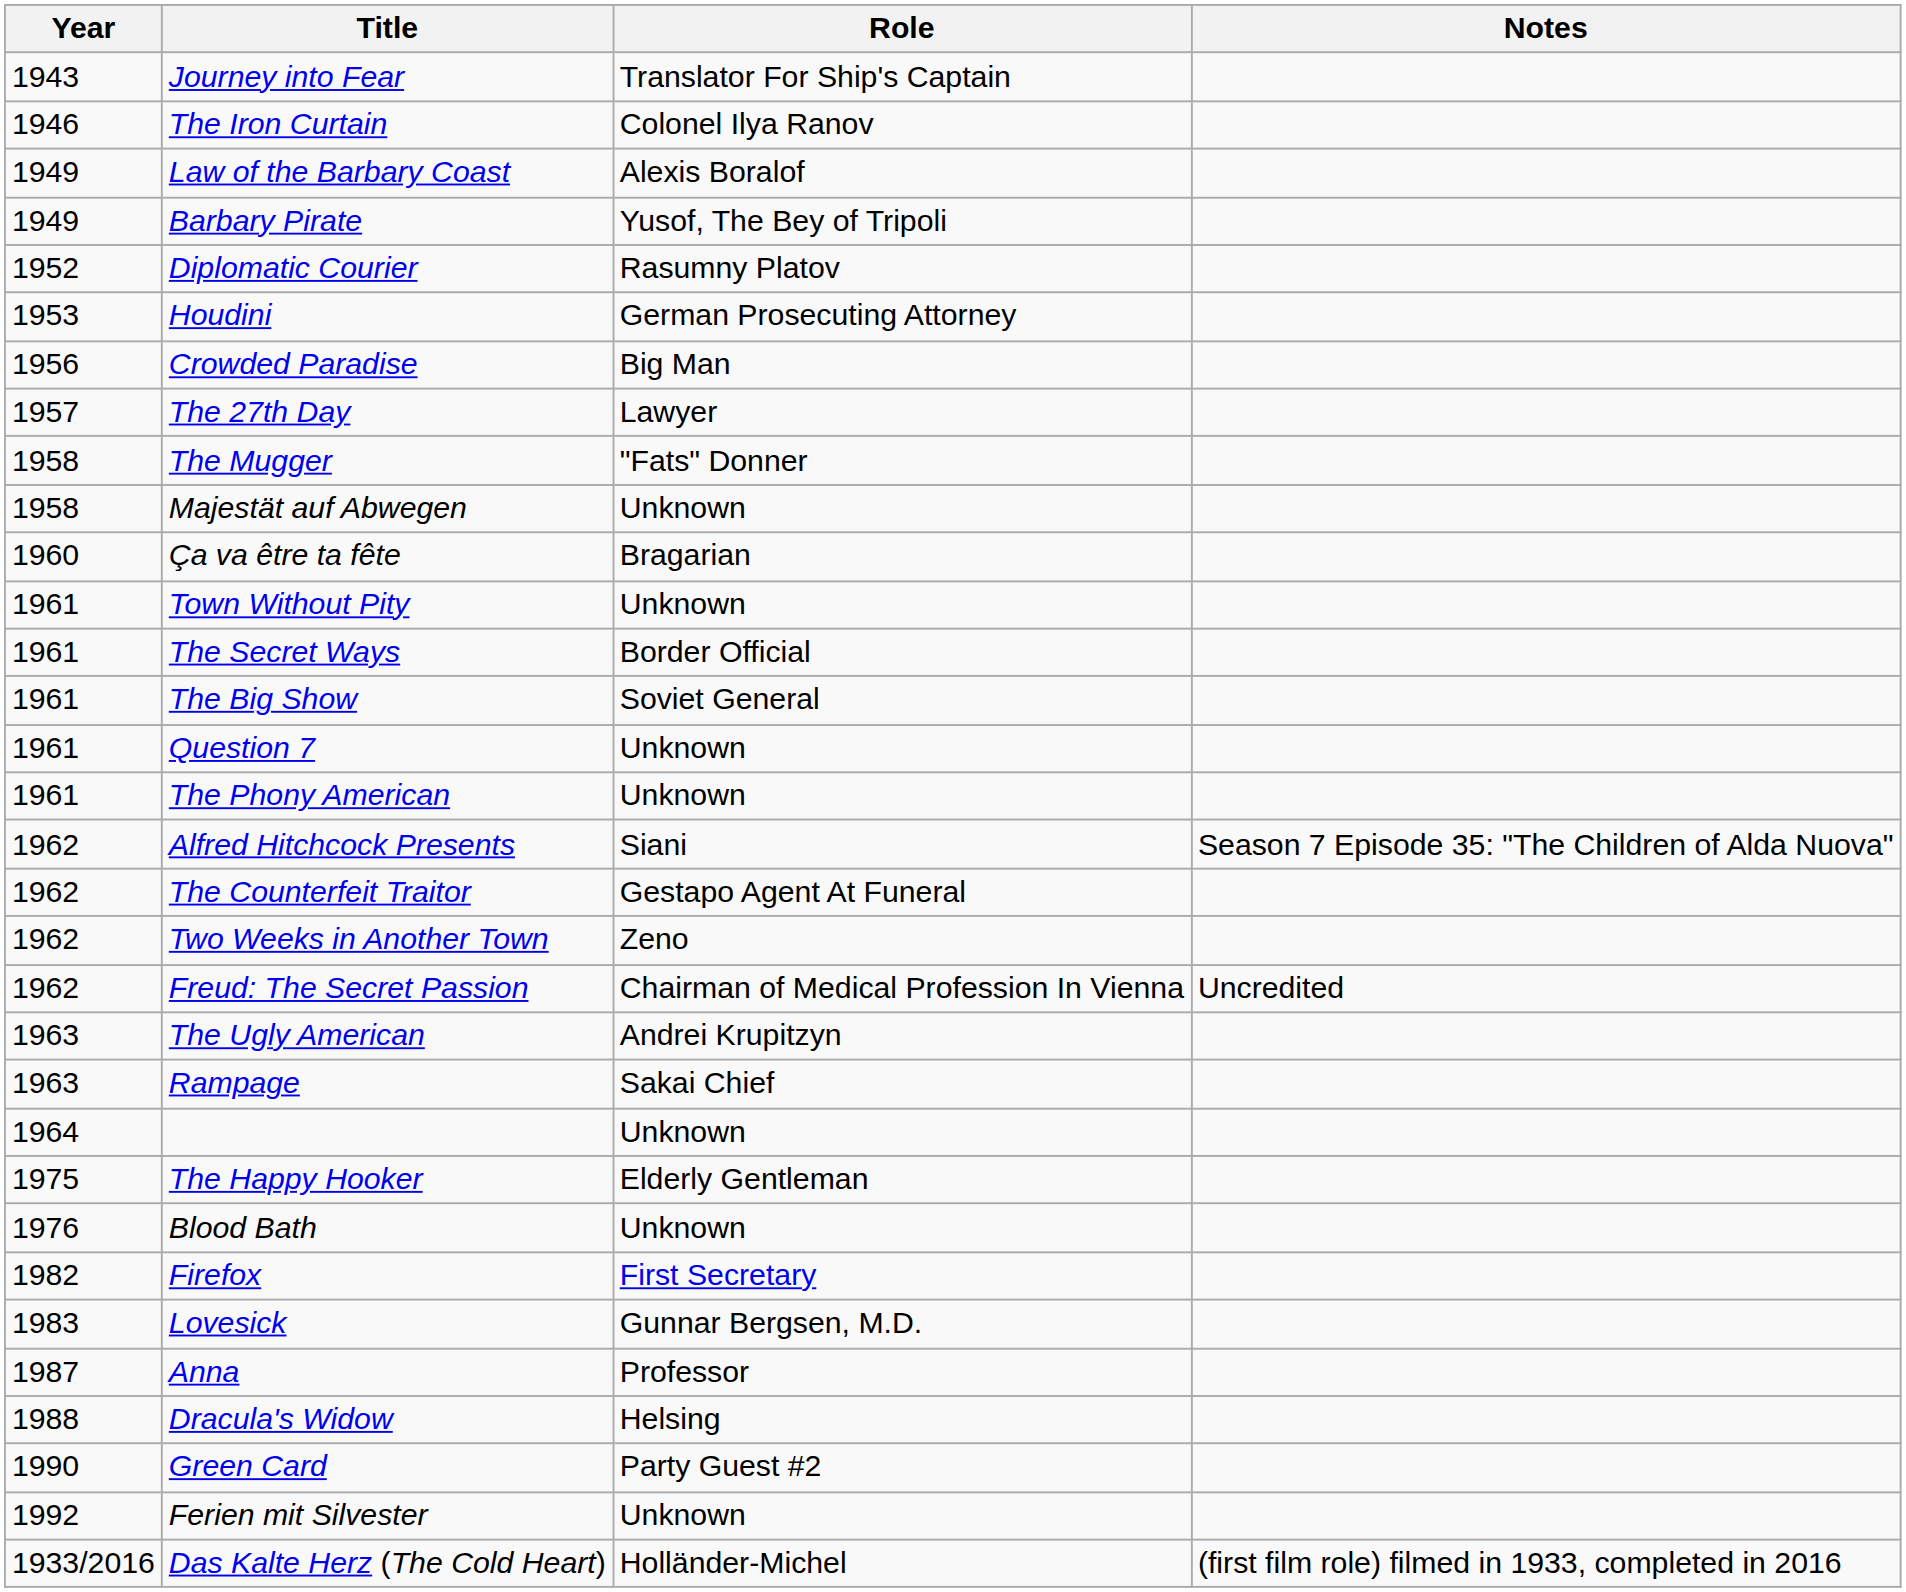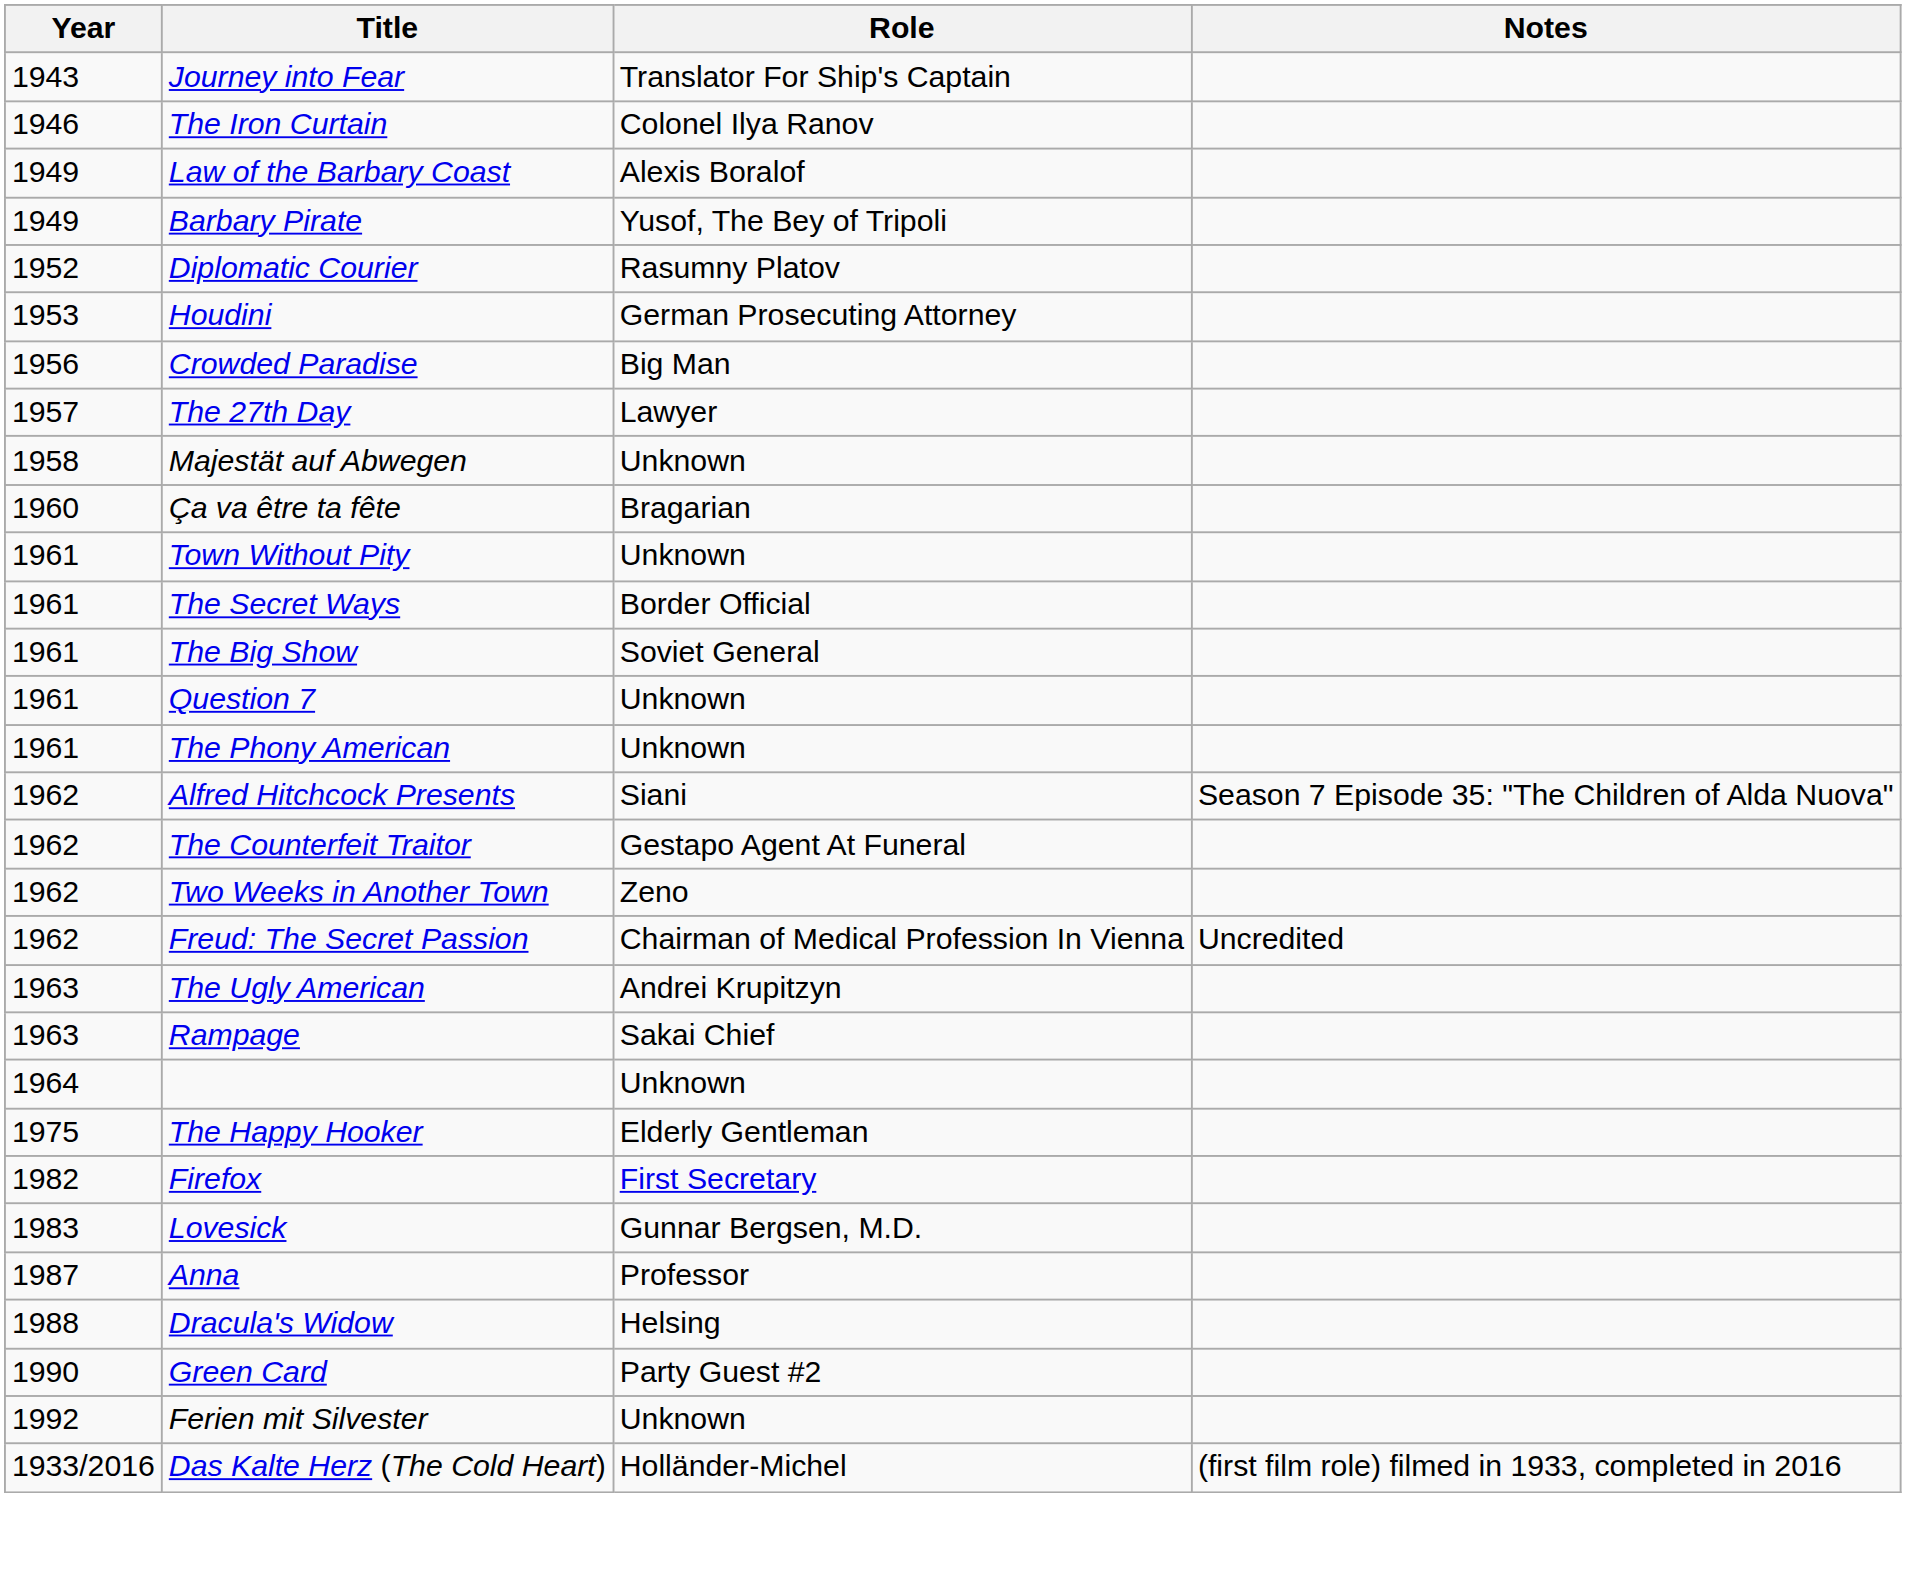- row: (250, 460)
- row: (243, 1227)
